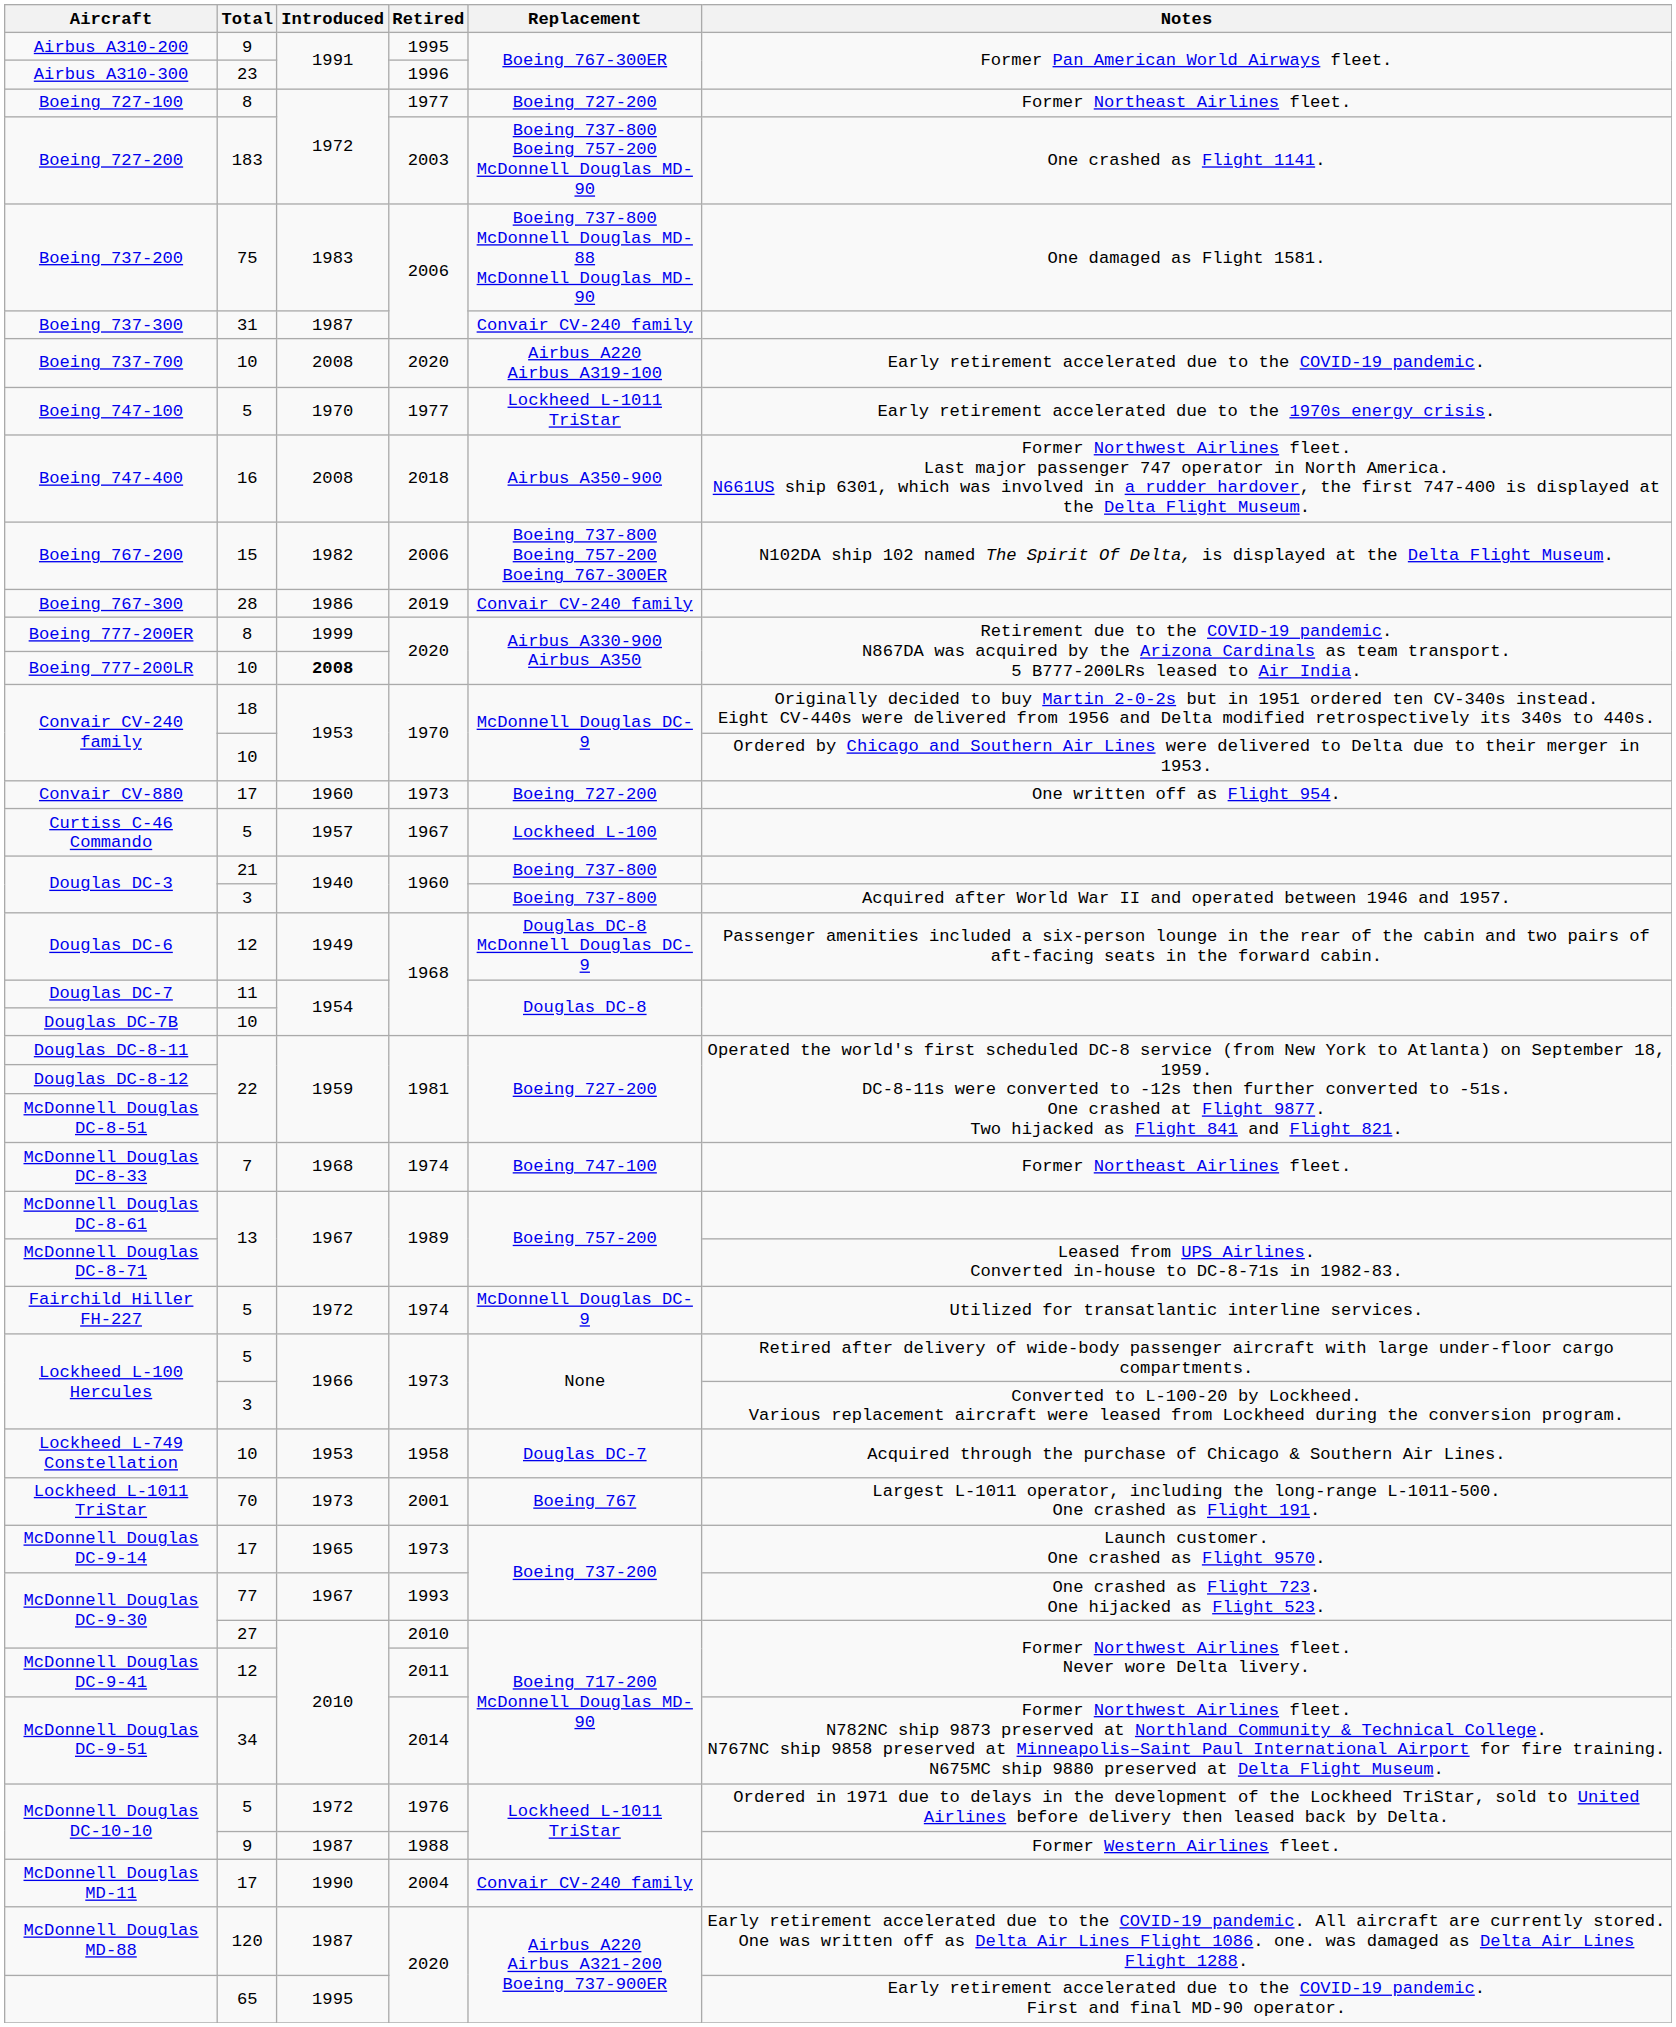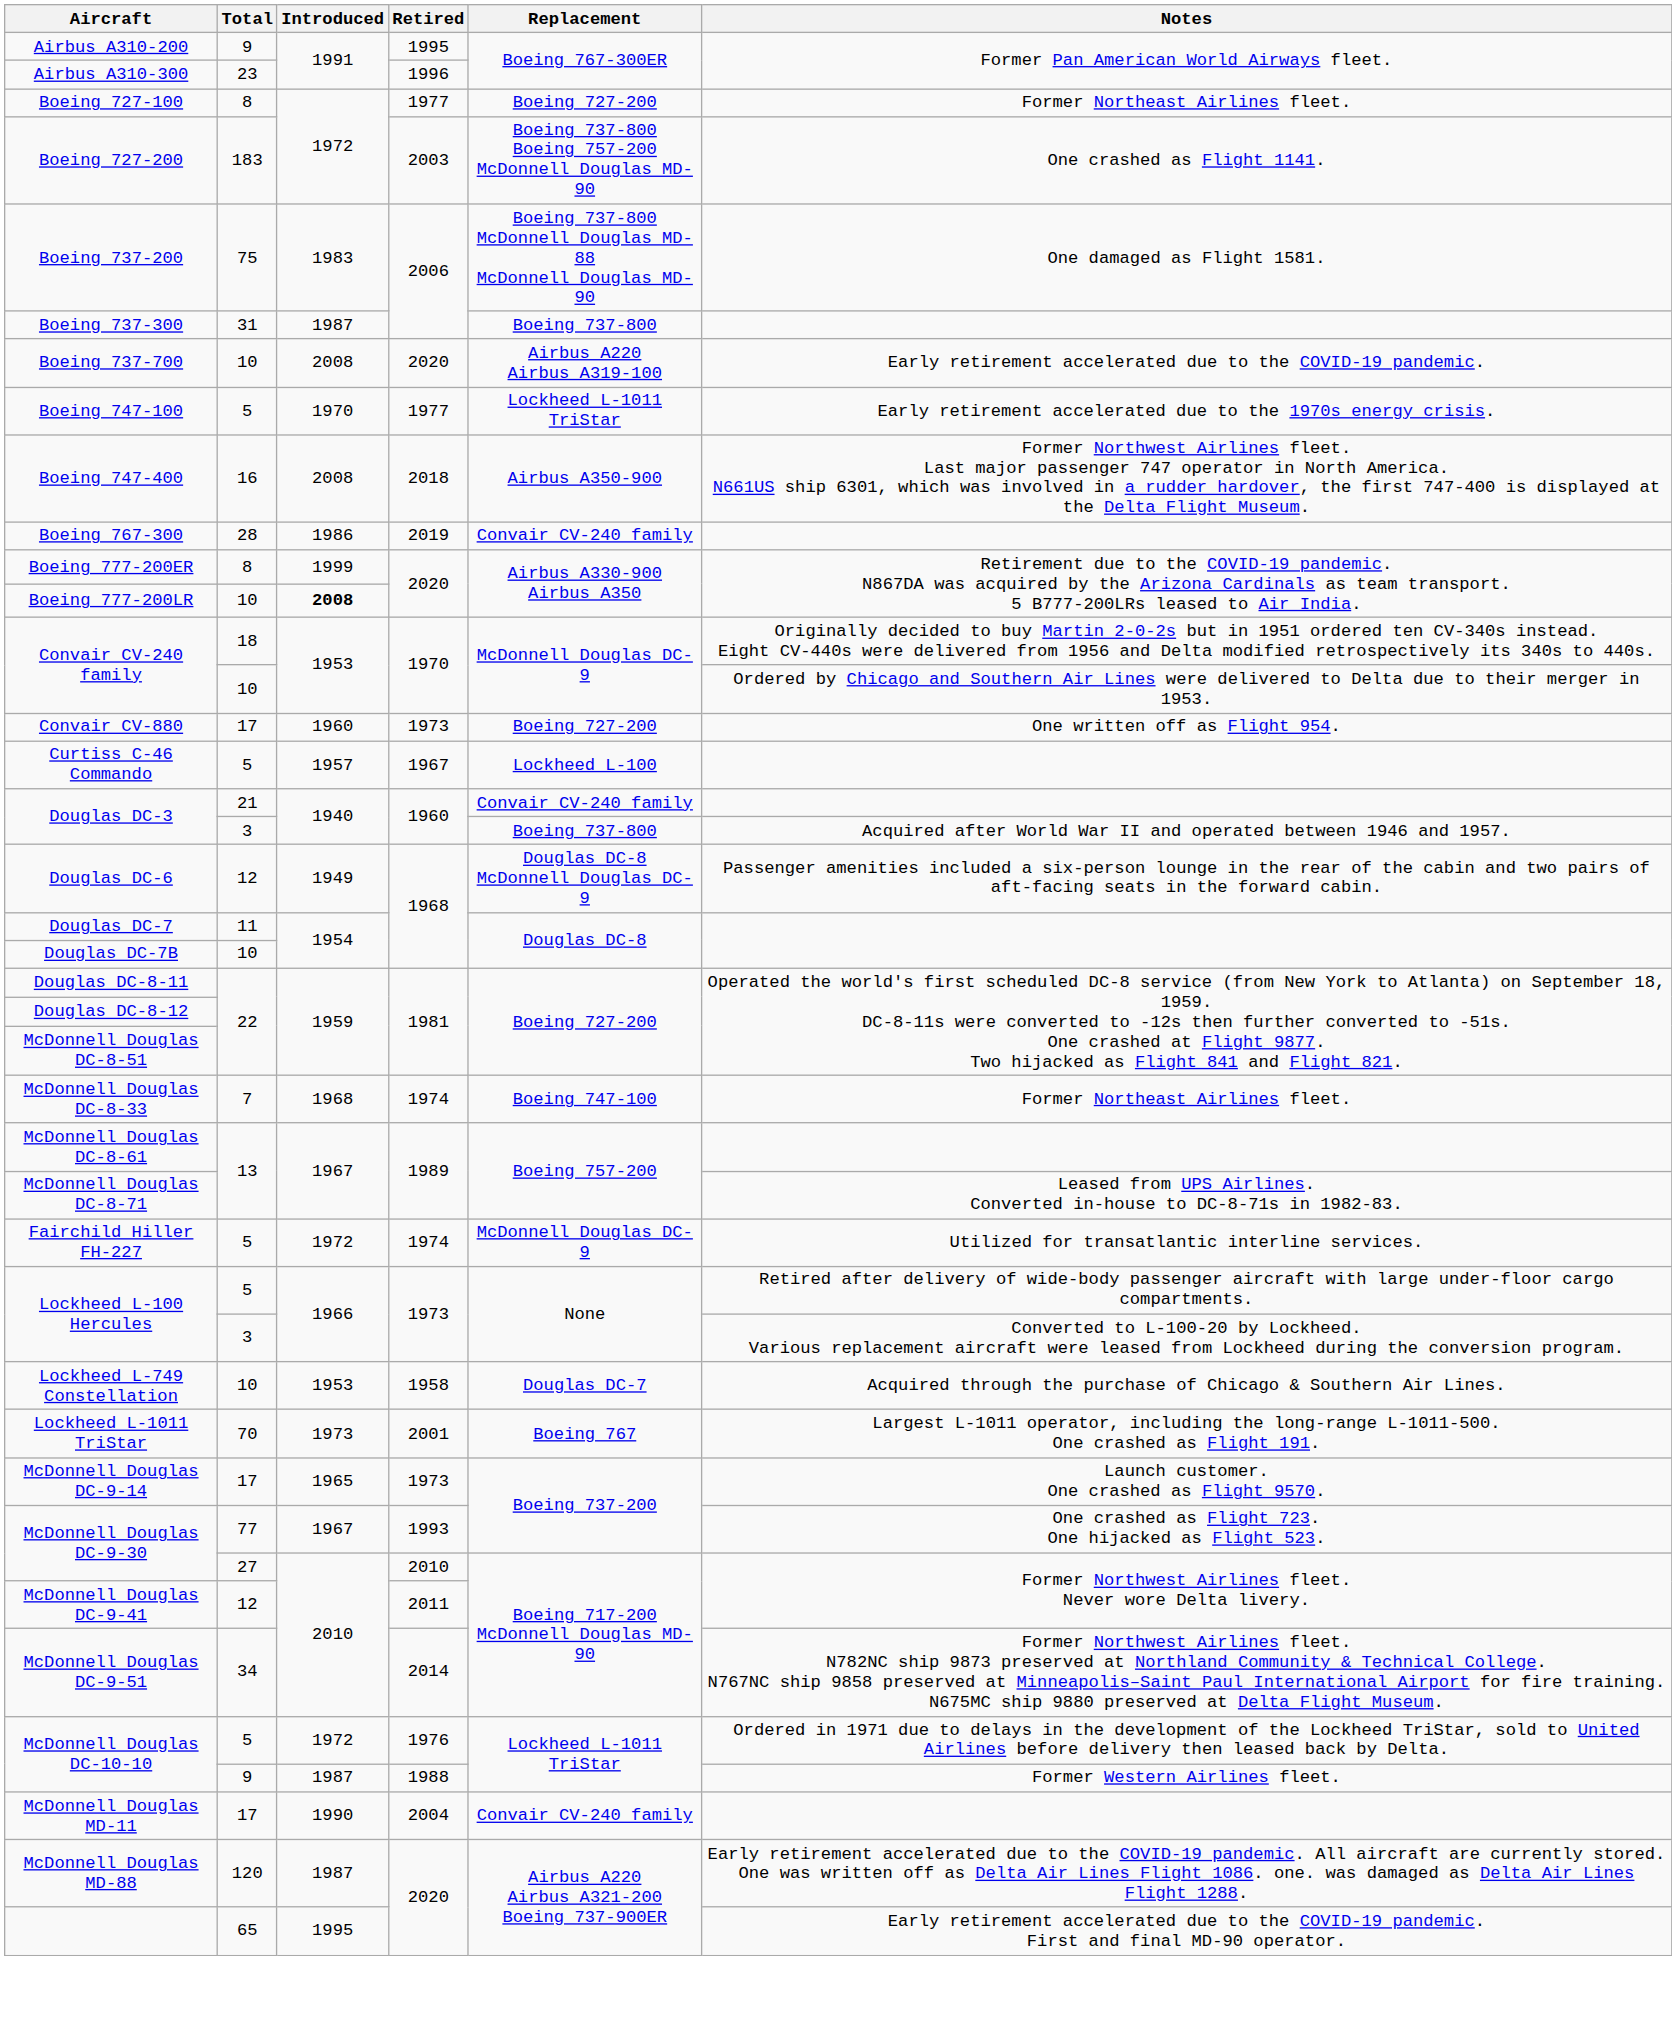(585, 325) Convair CV-240 family -> (585, 325) Boeing 737-800
- row: (111, 556)
(585, 870) Boeing 737-800 -> (585, 803) Convair CV-240 family
